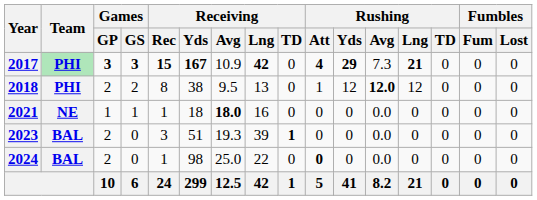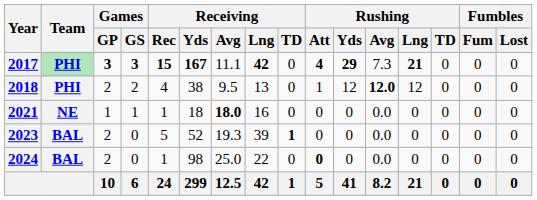(228, 64) 10.9 -> (228, 64) 11.1
(164, 87) 8 -> (164, 87) 4
(164, 135) 3 -> (164, 135) 5
(196, 135) 51 -> (196, 135) 52
